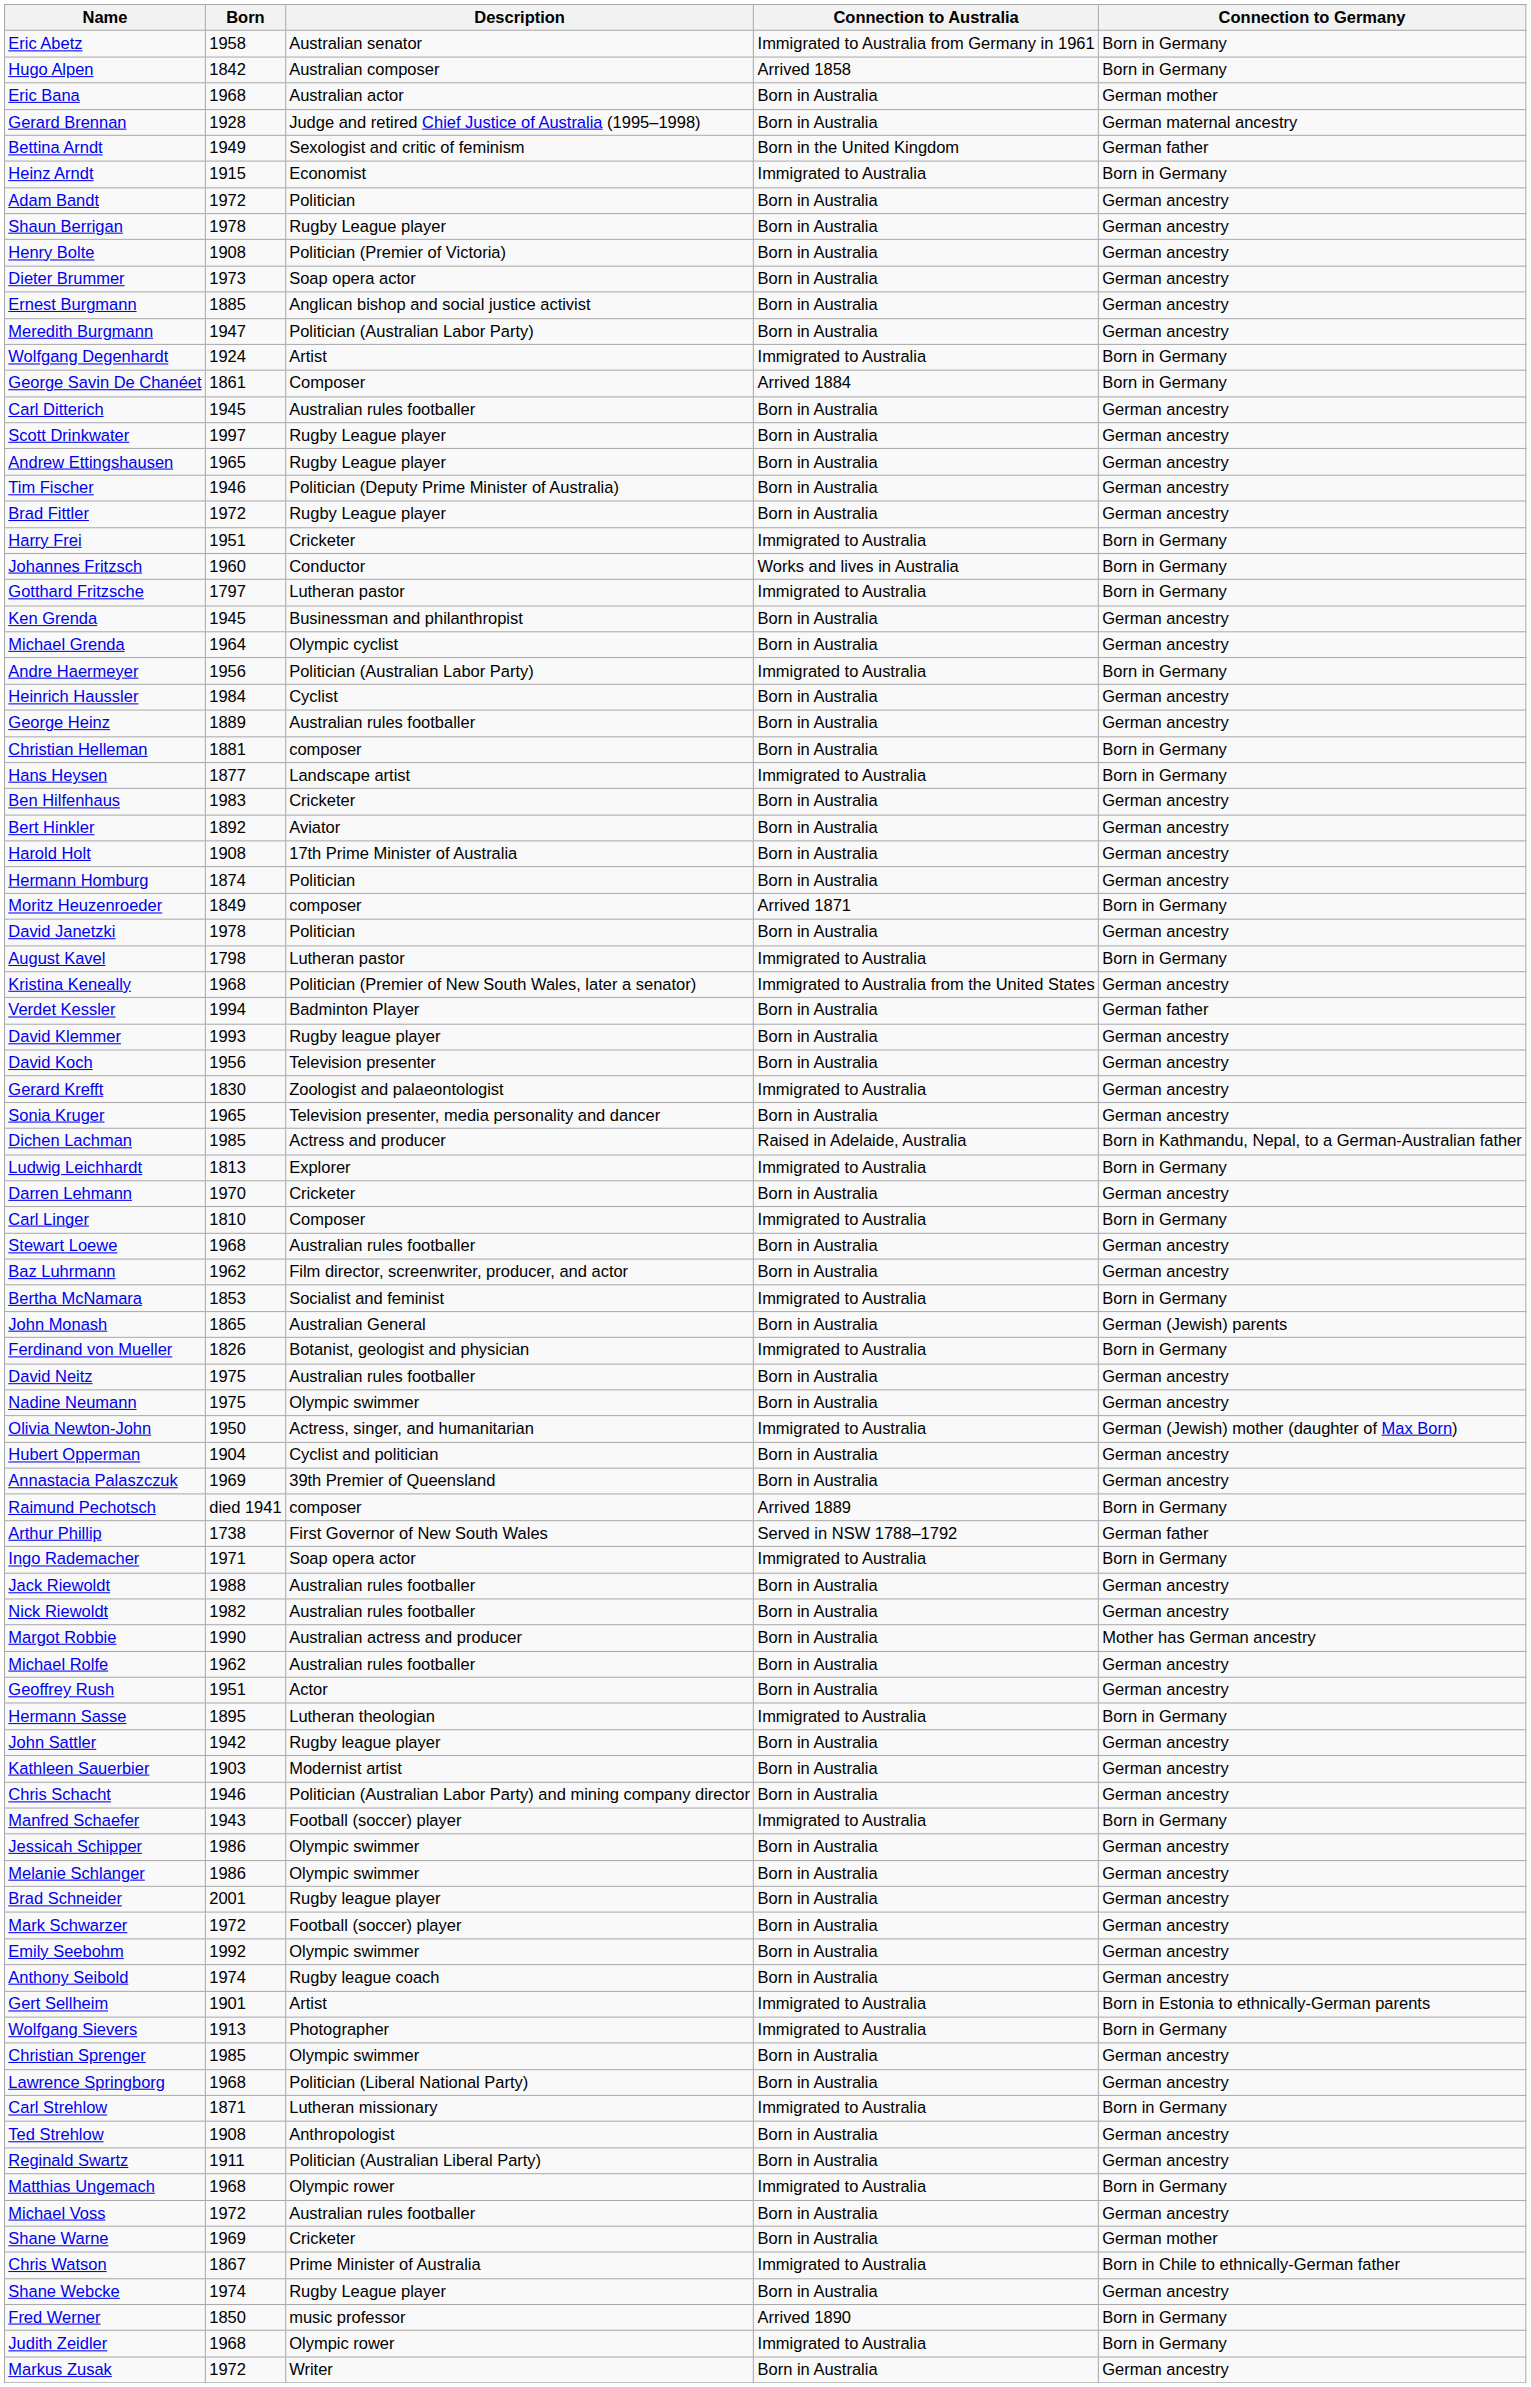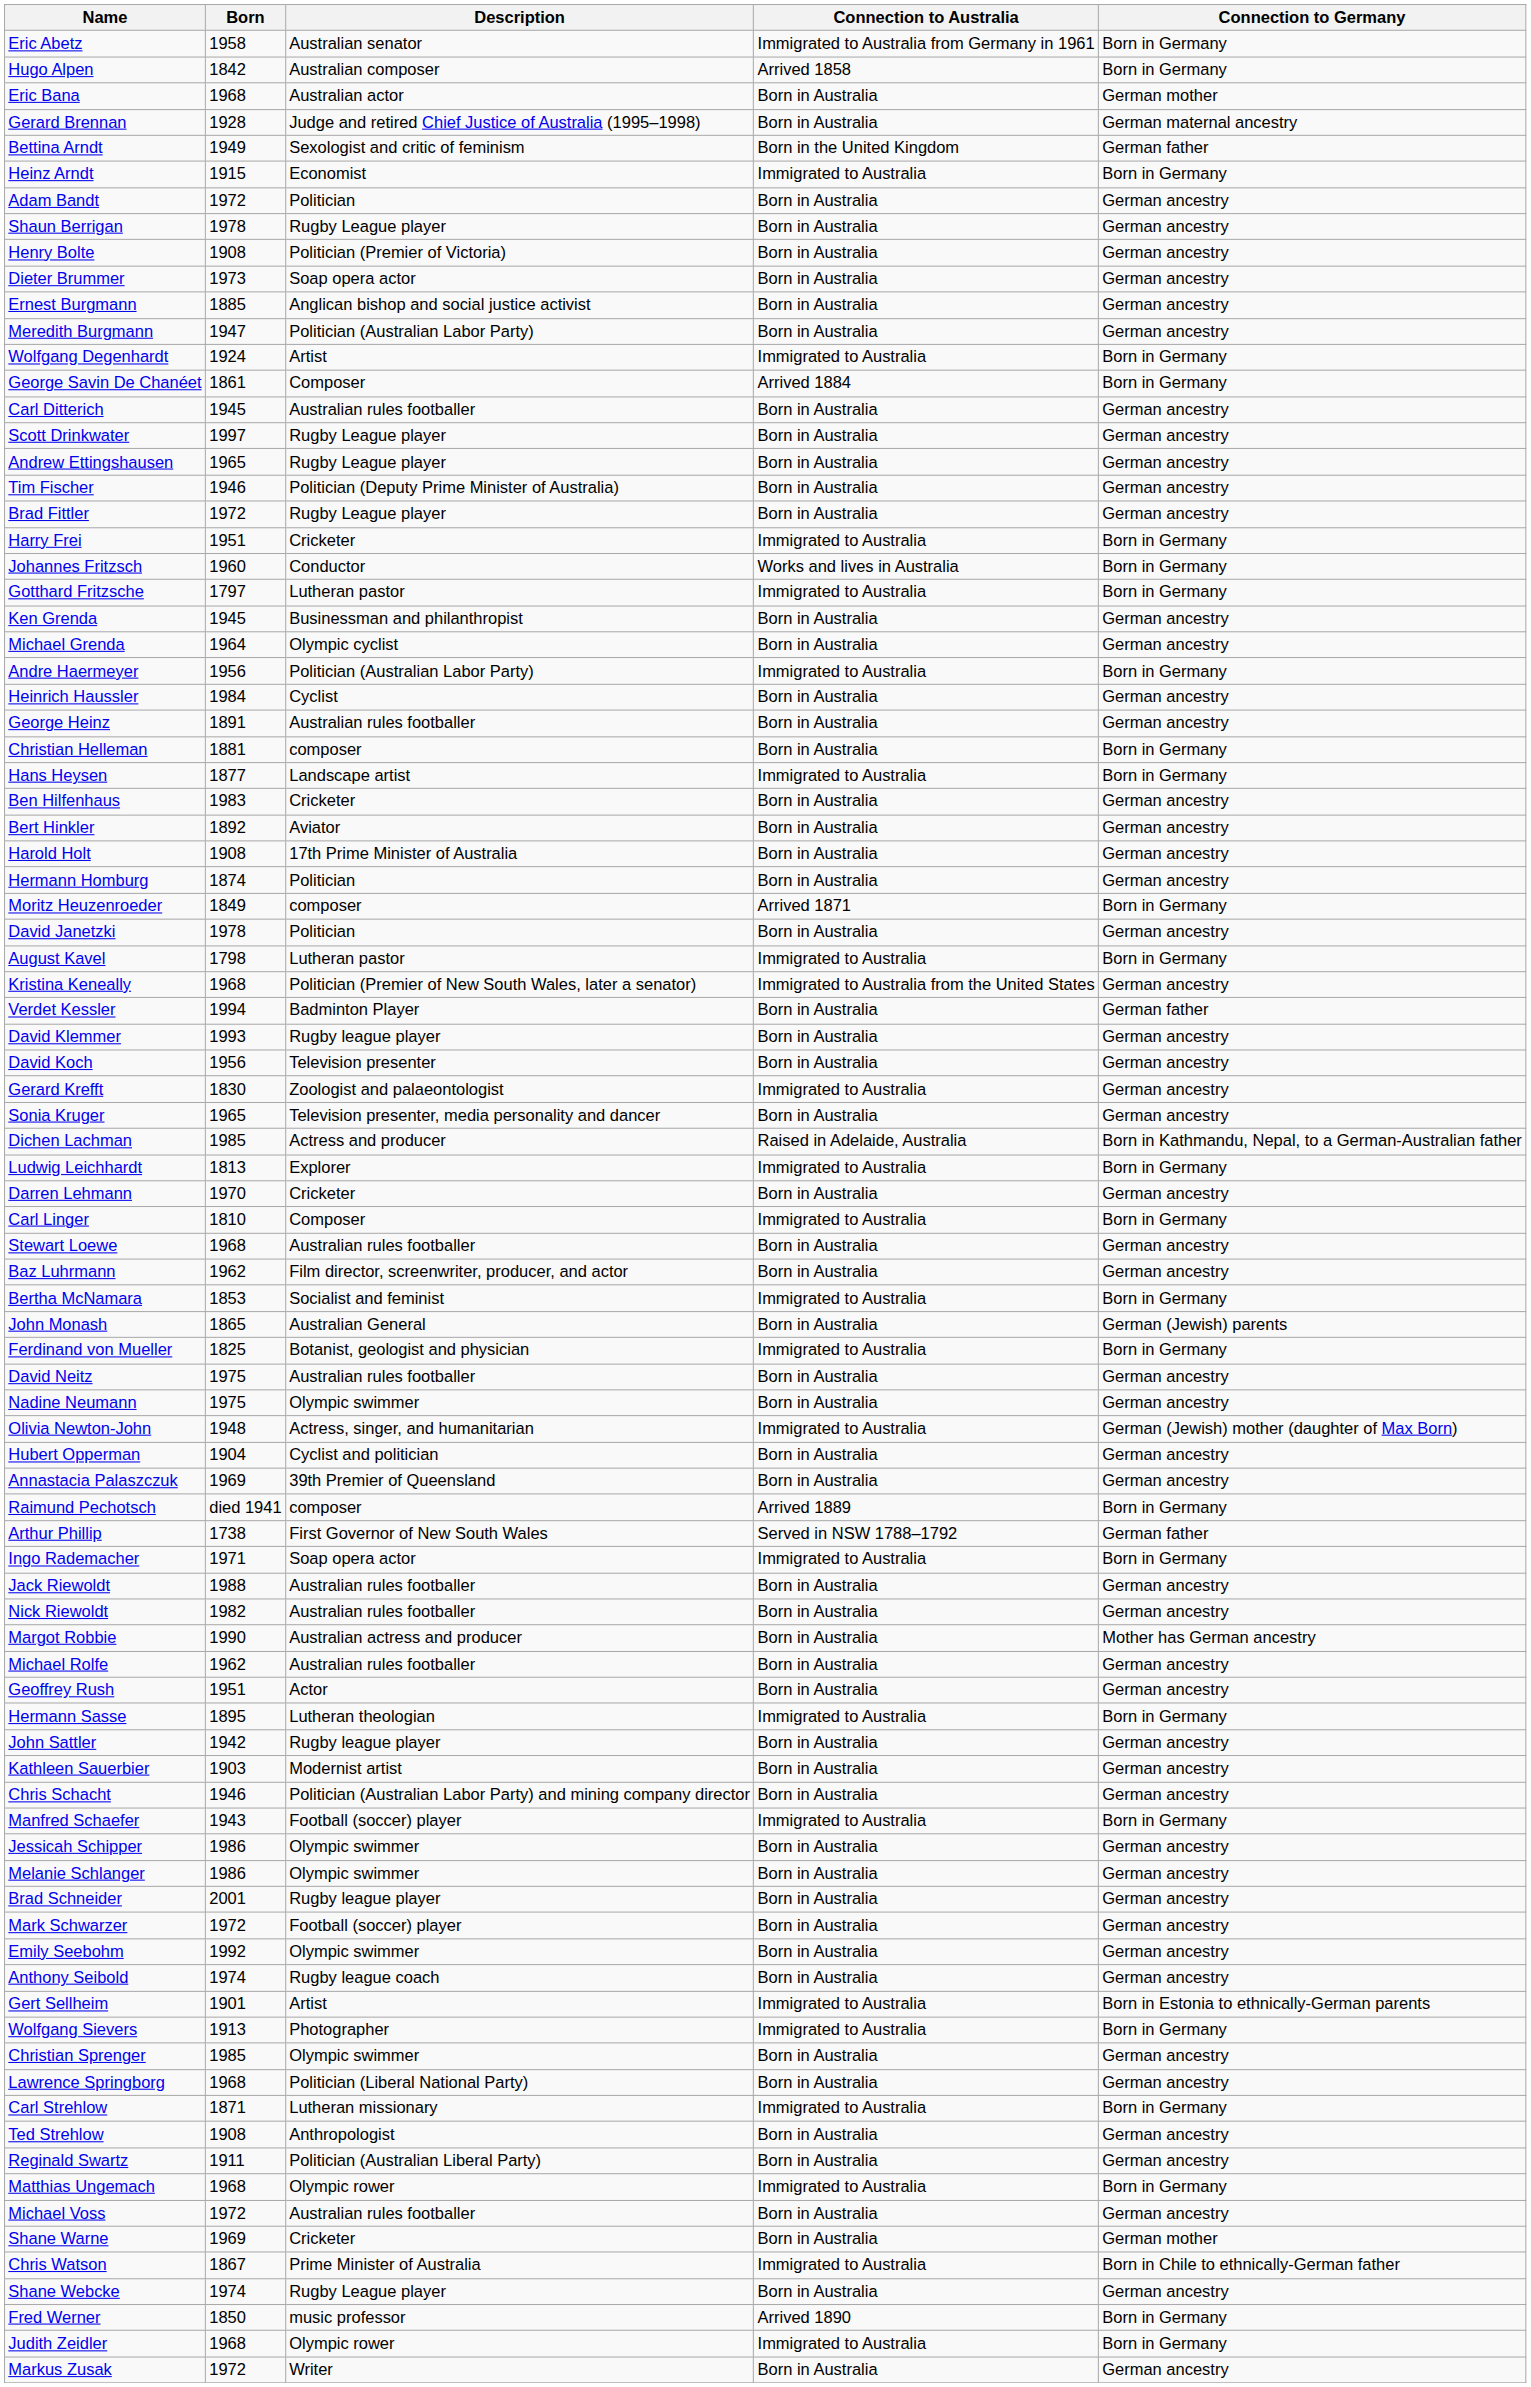(228, 723) 1889 -> (228, 723) 1891
(228, 1350) 1826 -> (228, 1350) 1825
(228, 1428) 1950 -> (228, 1428) 1948
